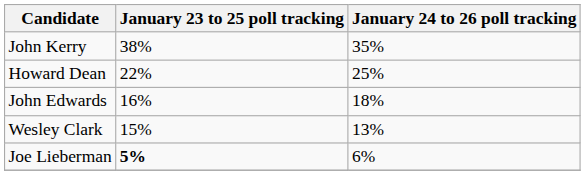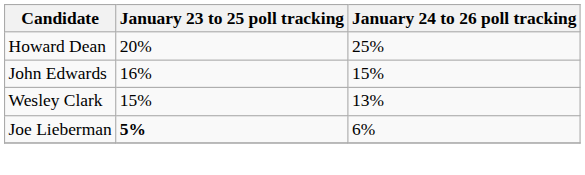- row: (48, 45)
(136, 73) 22% -> (136, 45) 20%
(368, 101) 18% -> (368, 73) 15%
